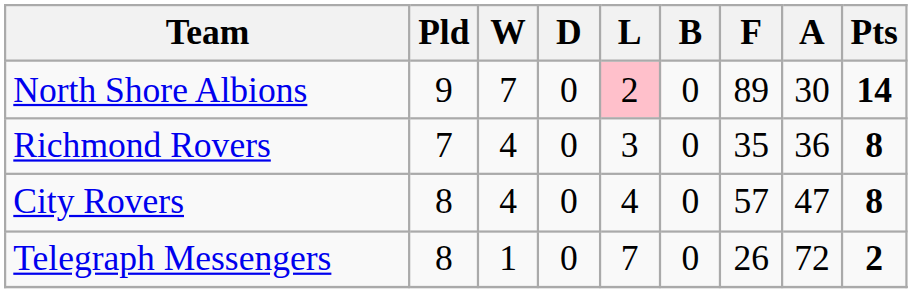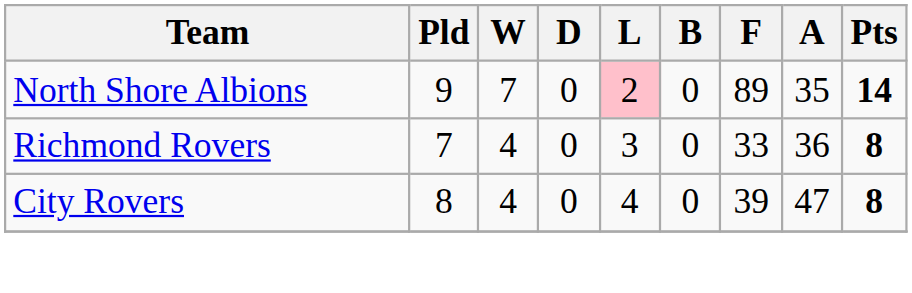(812, 88) 30 -> (812, 88) 35
(751, 145) 35 -> (751, 145) 33
(751, 201) 57 -> (751, 201) 39
- row: (172, 257)
